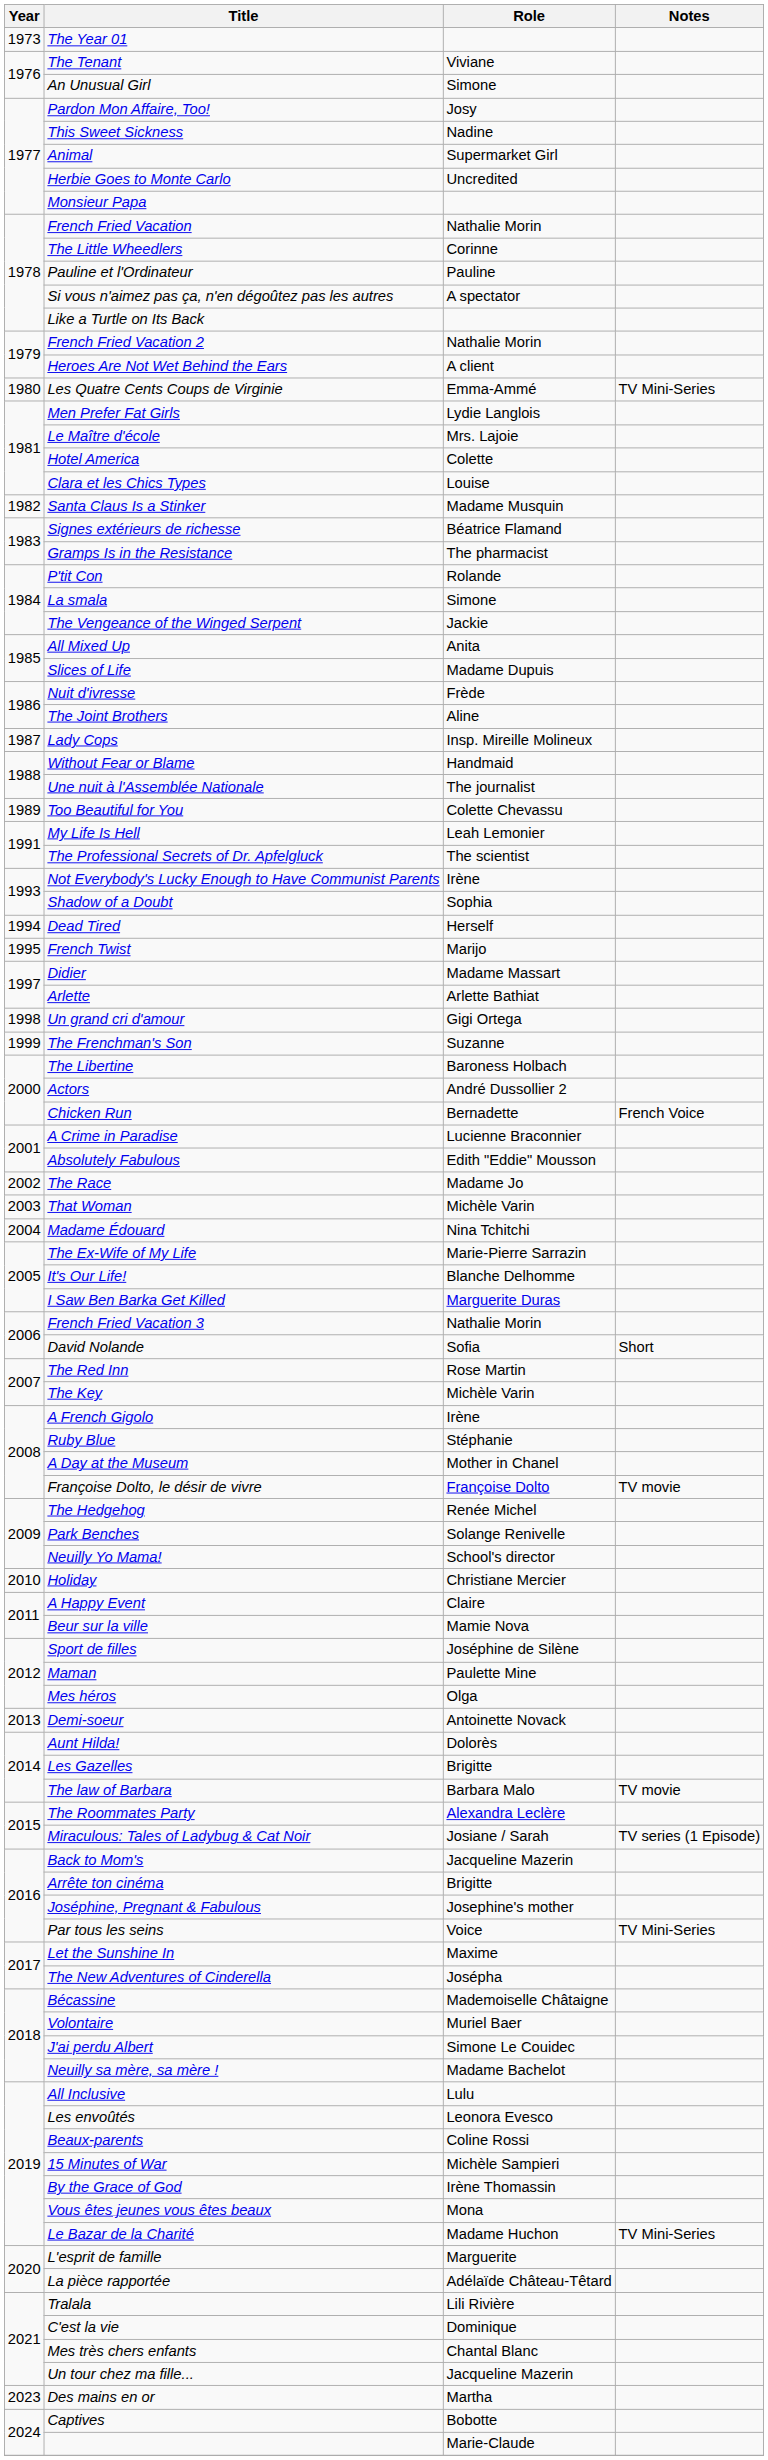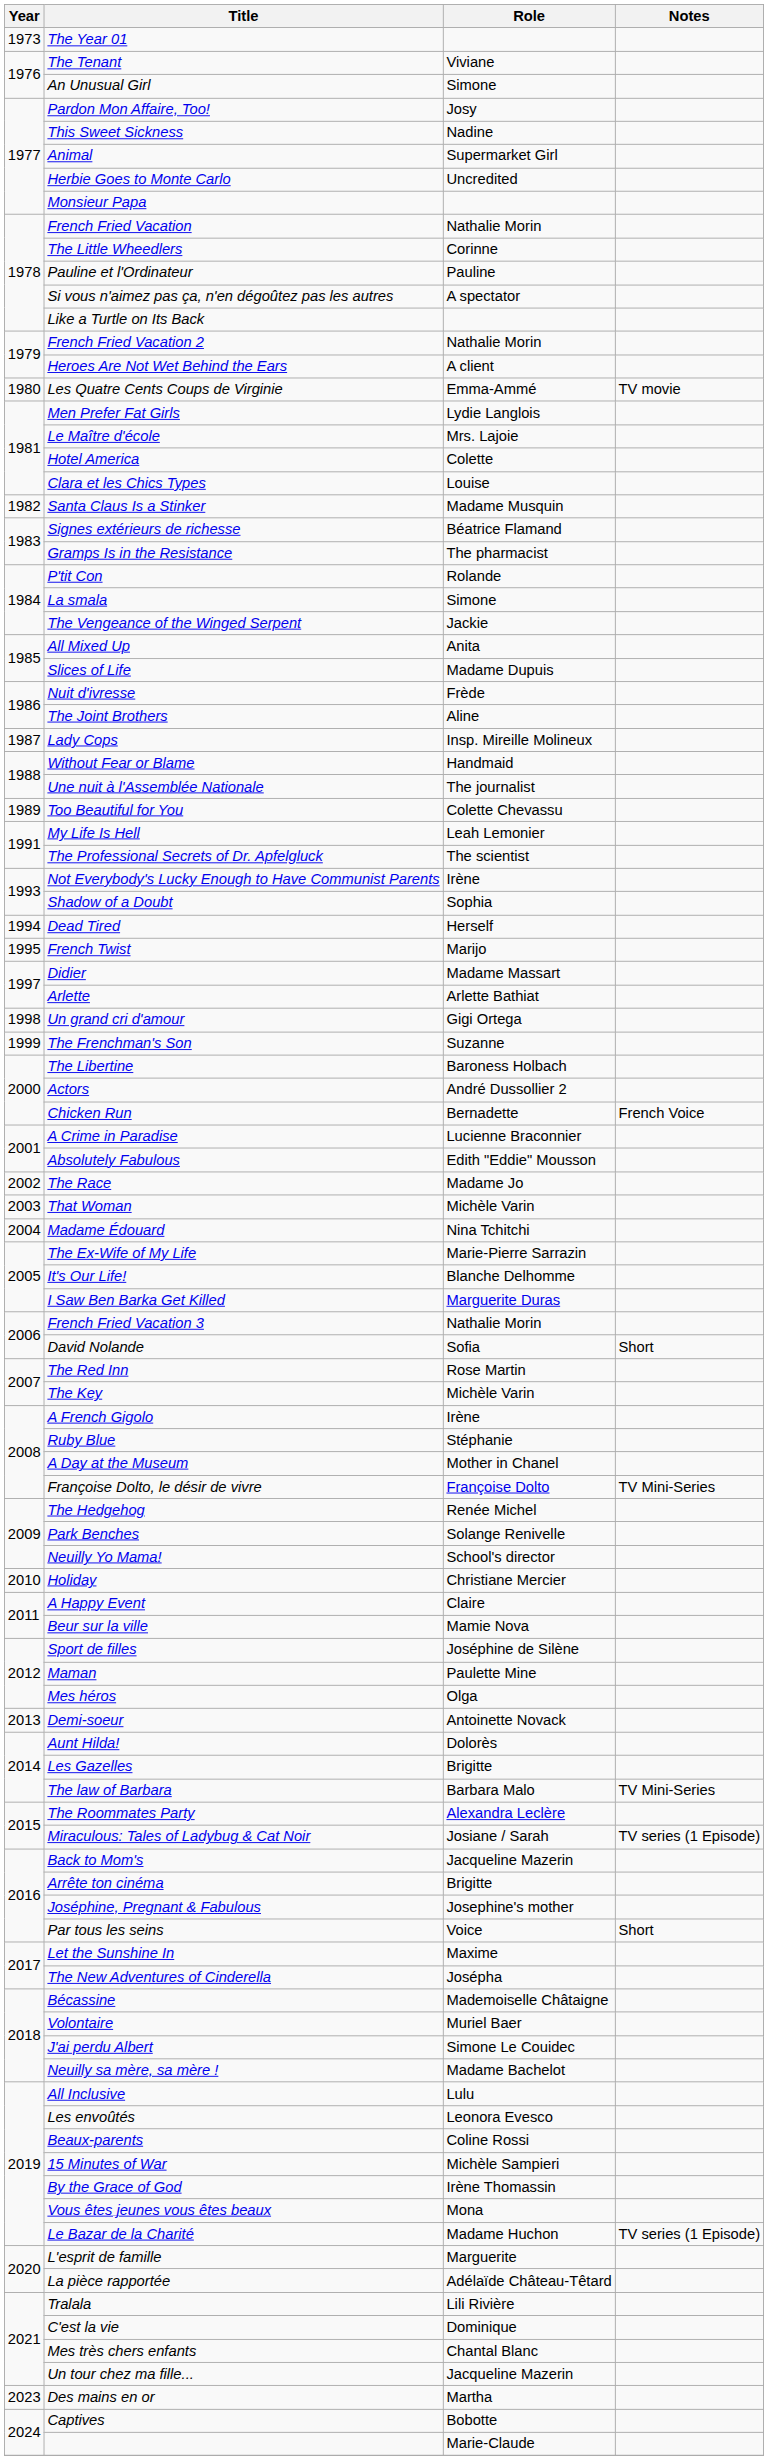(667, 389) TV Mini-Series -> (650, 389) TV movie
(650, 1486) TV movie -> (667, 1486) TV Mini-Series
(650, 1790) TV movie -> (667, 1790) TV Mini-Series
(667, 1930) TV Mini-Series -> (636, 1930) Short
(667, 2233) TV Mini-Series -> (689, 2233) TV series (1 Episode)
